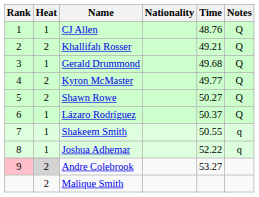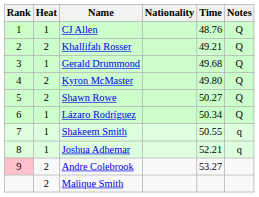(211, 81) 49.77 -> (211, 81) 49.80
(211, 115) 50.37 -> (211, 115) 50.34
(211, 149) 52.22 -> (211, 149) 52.21
(46, 166) lightgrey background -> (46, 166) no background
